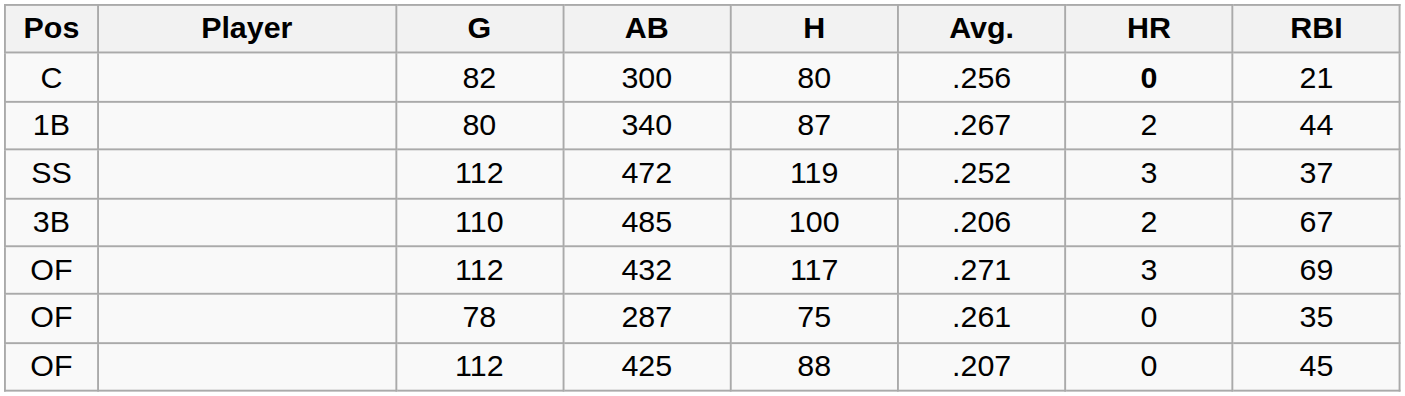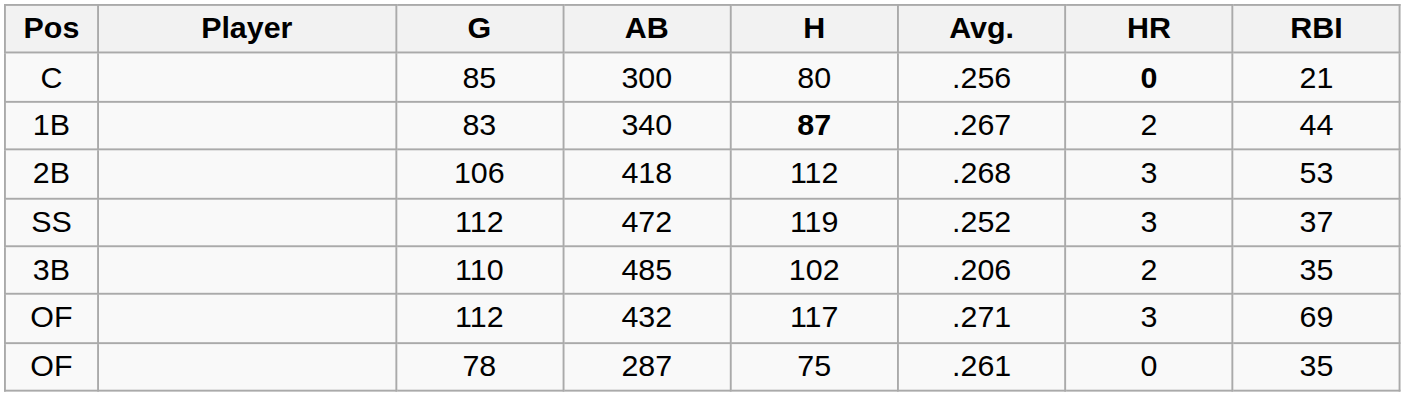(479, 76) 82 -> (479, 76) 85
(479, 125) 80 -> (479, 125) 83
(814, 125) normal -> (814, 125) bold
+ row: (647, 173)
(814, 221) 100 -> (814, 269) 102
(1317, 221) 67 -> (1317, 269) 35
- row: (647, 366)
